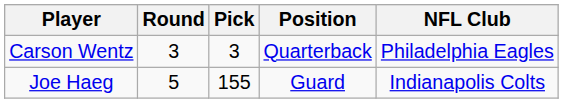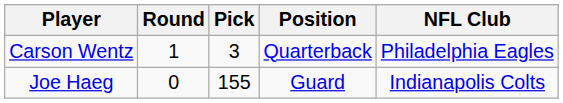(174, 51) 3 -> (174, 51) 1
(174, 82) 5 -> (174, 82) 0
